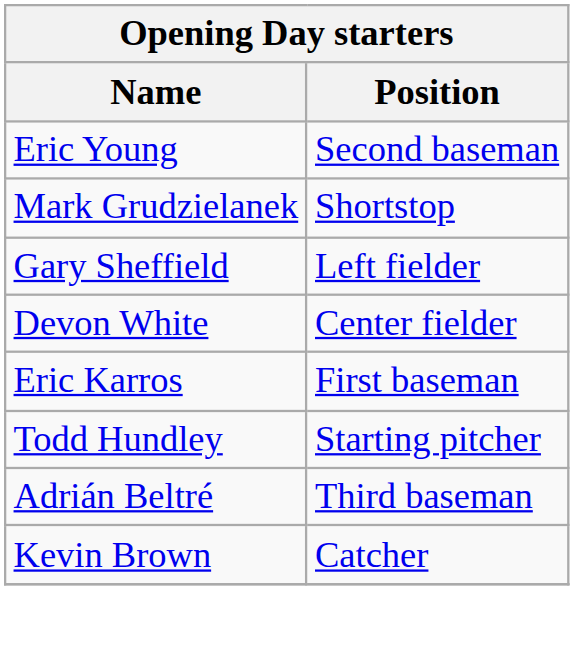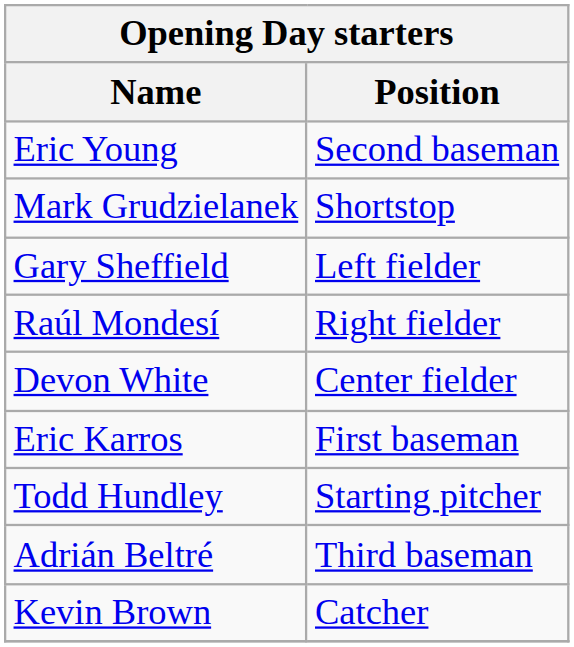+ row: (116, 322)
